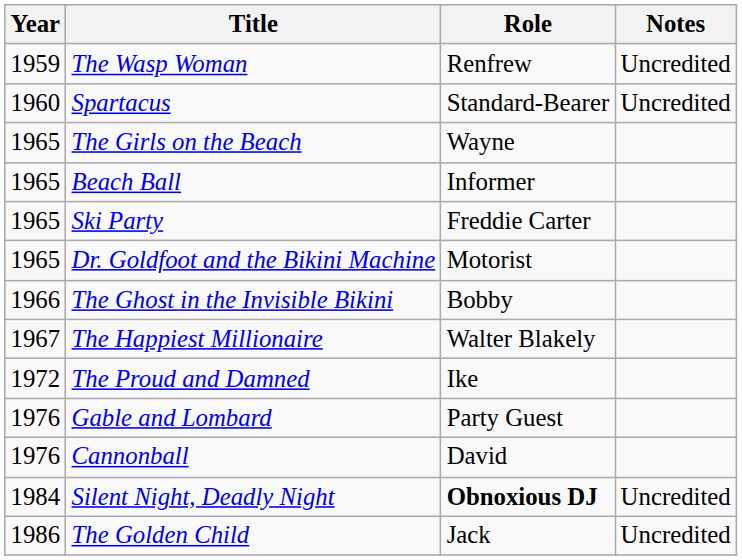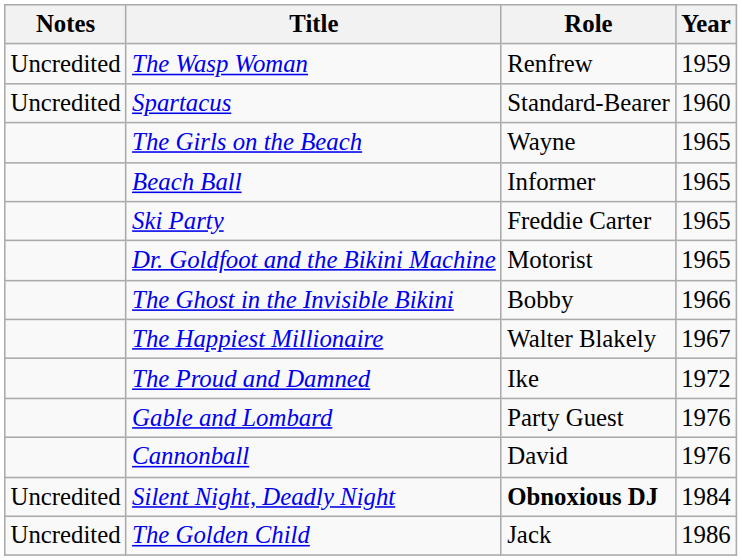columns swapped: (35, 24) <-> (676, 24)
